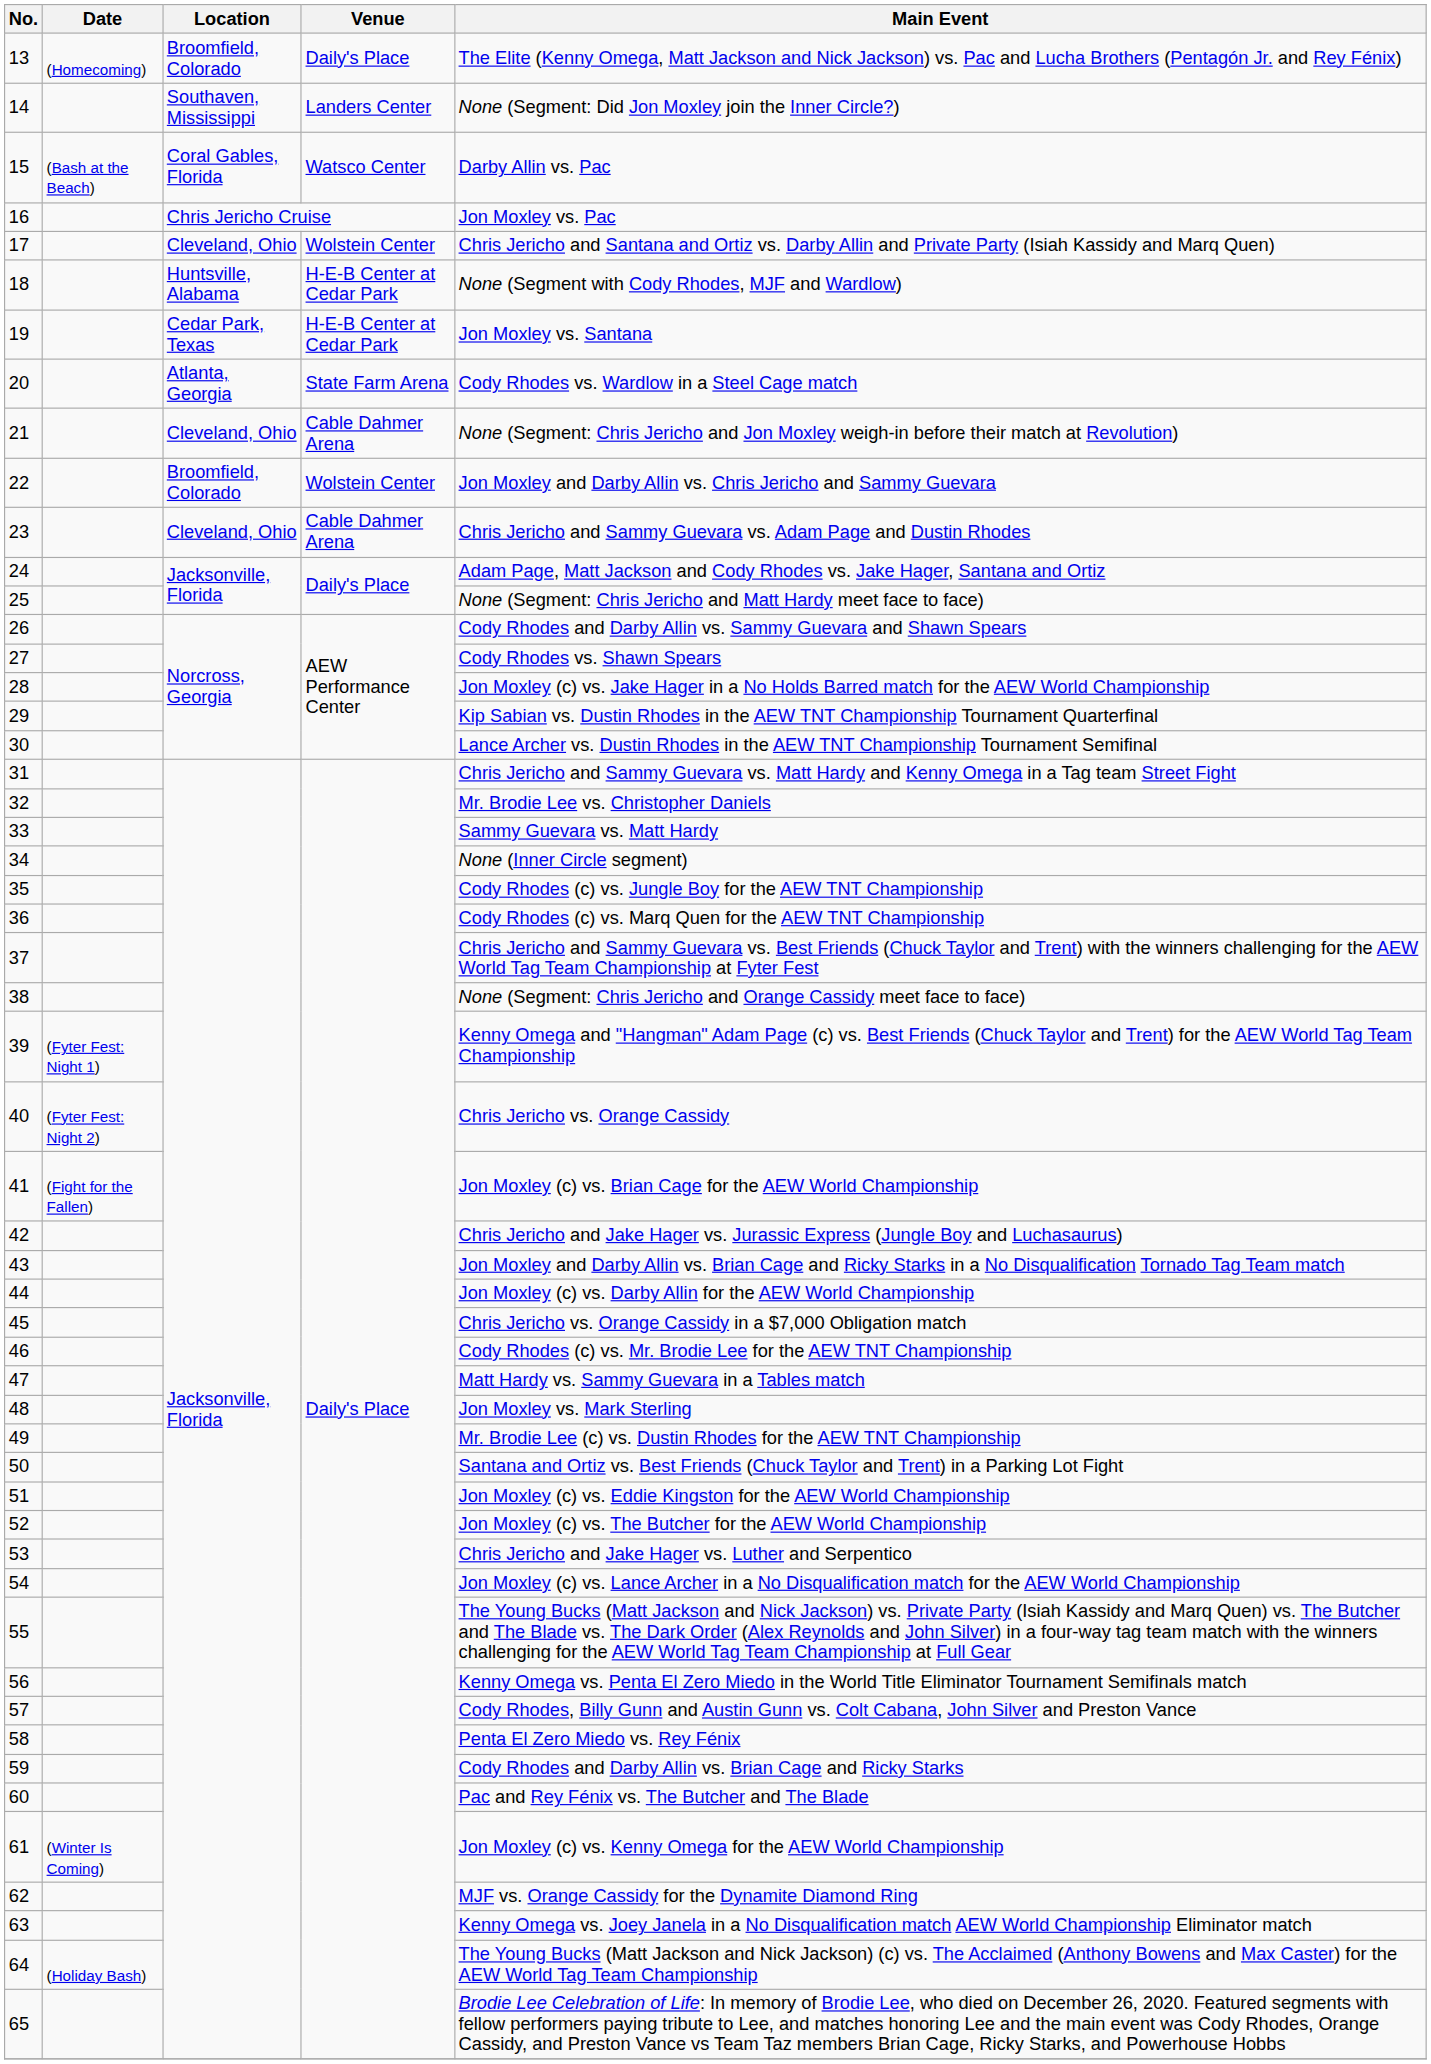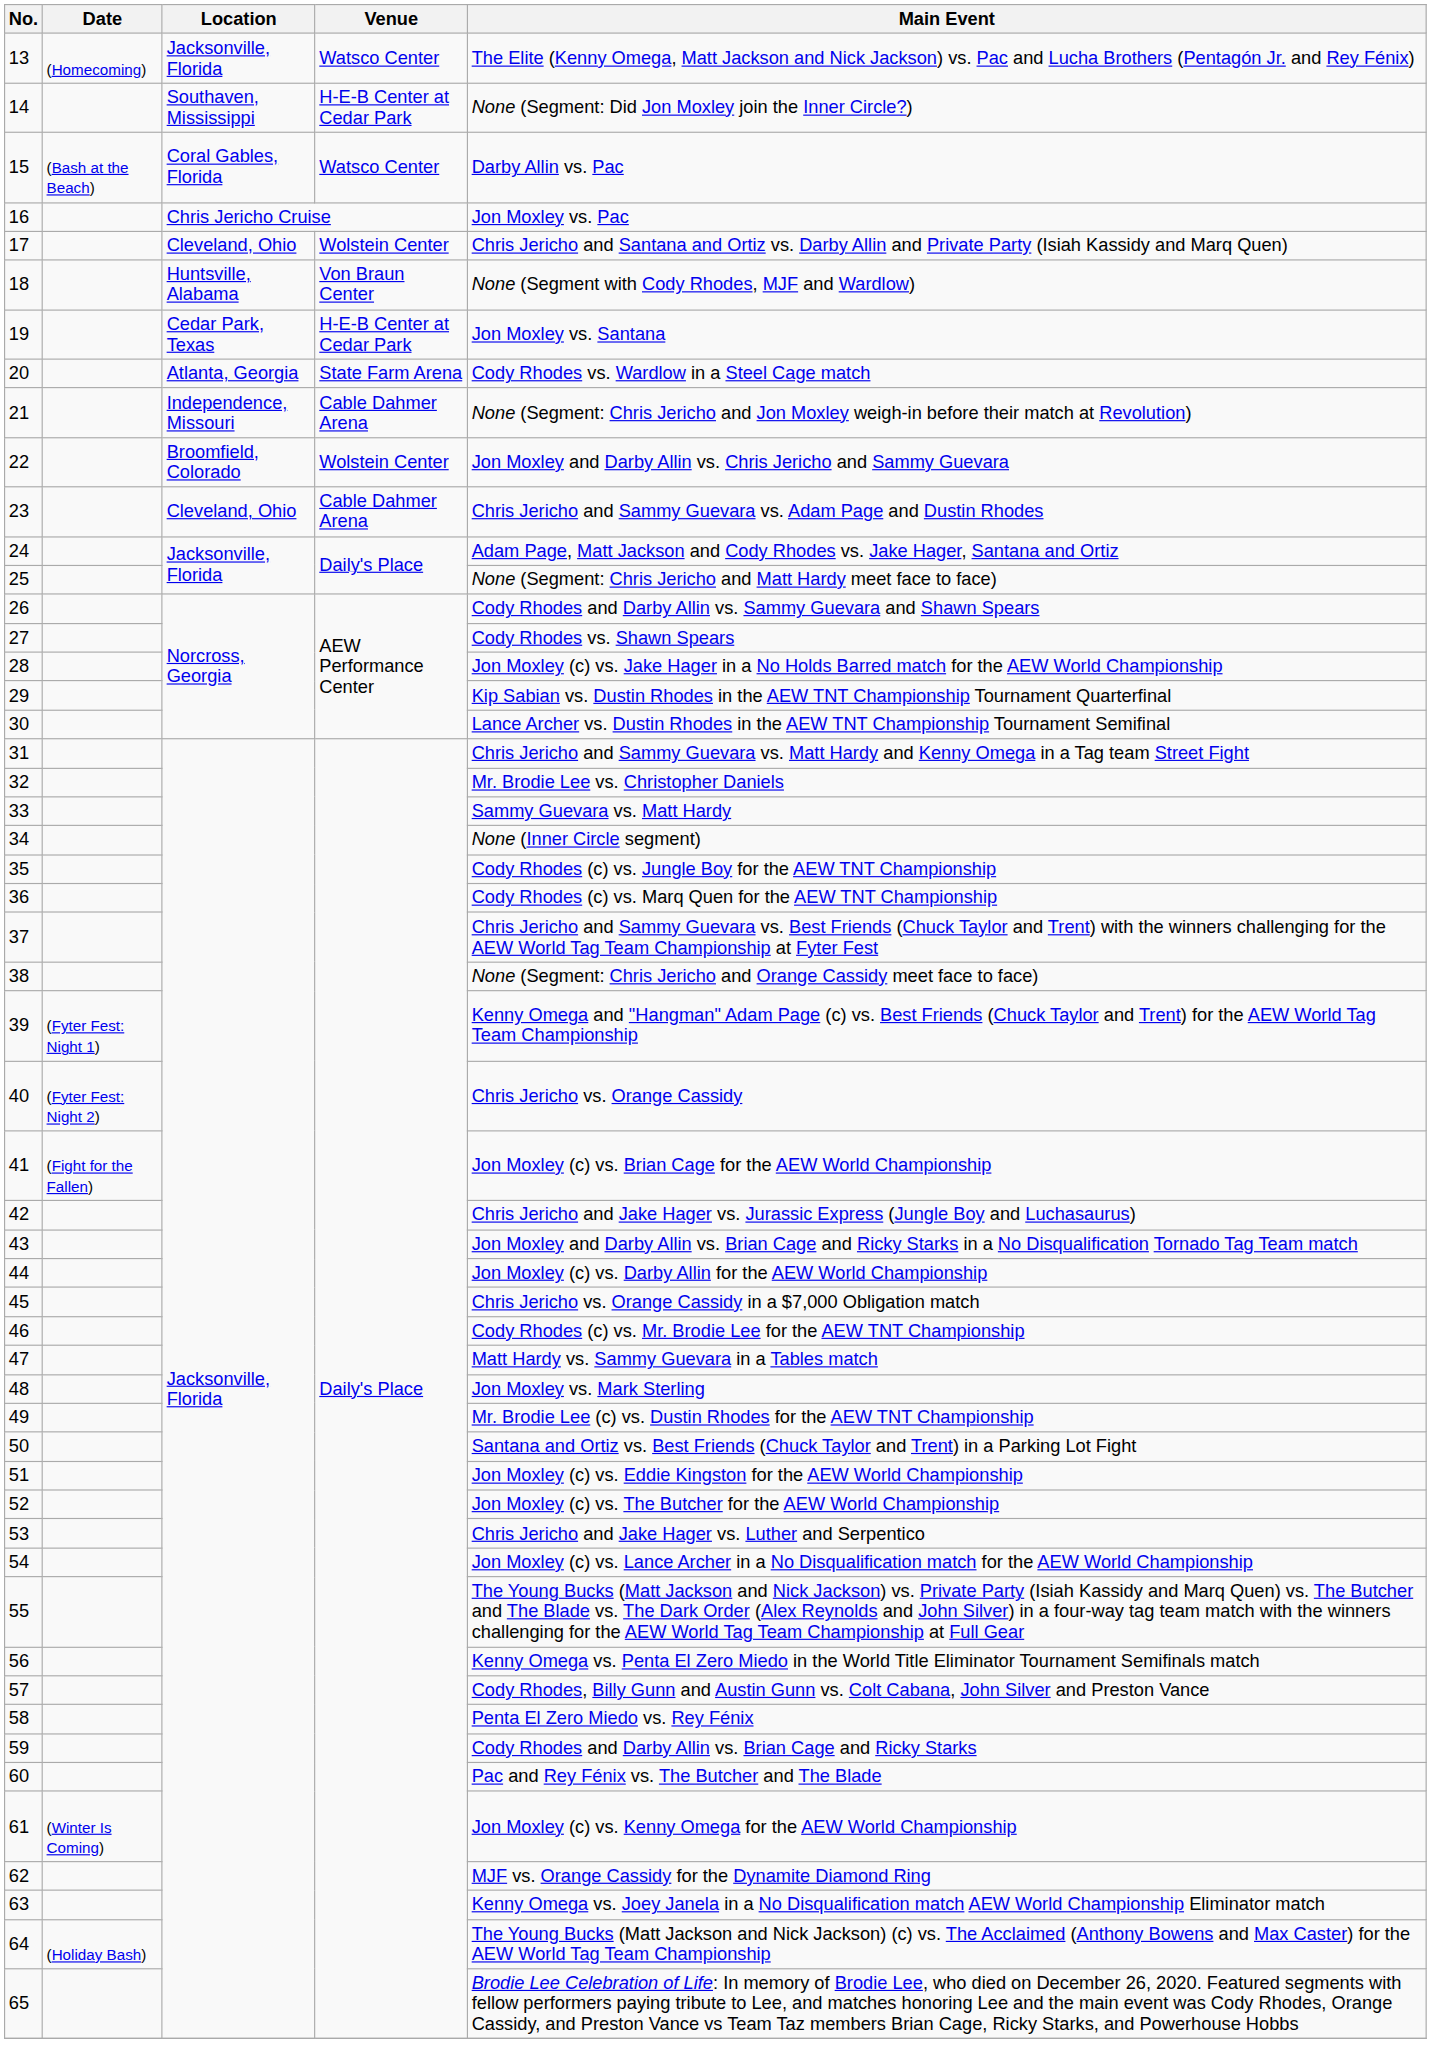(213, 58) Broomfield, Colorado -> (218, 58) Jacksonville, Florida
(357, 58) Daily's Place -> (379, 58) Watsco Center
(368, 107) Landers Center -> (384, 107) H-E-B Center at Cedar Park
(370, 284) H-E-B Center at Cedar Park -> (362, 284) Von Braun Center
(232, 433) Cleveland, Ohio -> (227, 412) Independence, Missouri
